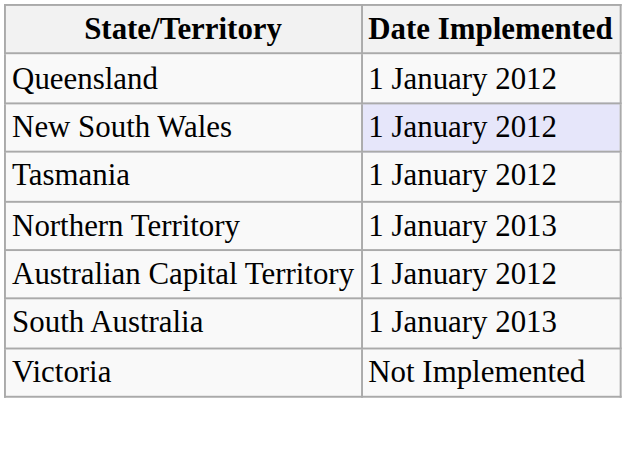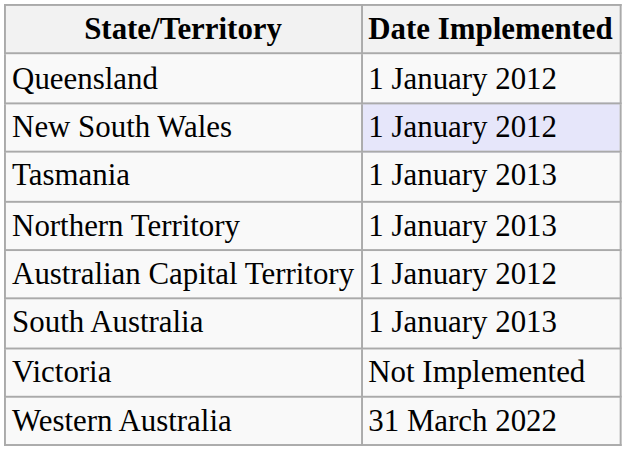(463, 175) 1 January 2012 -> (463, 175) 1 January 2013
+ row: (122, 420)
